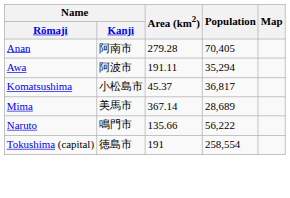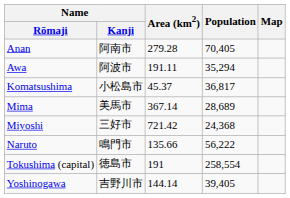+ row: (25, 125)
+ row: (36, 183)
